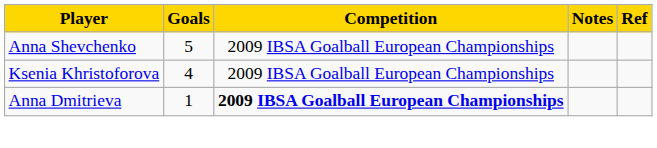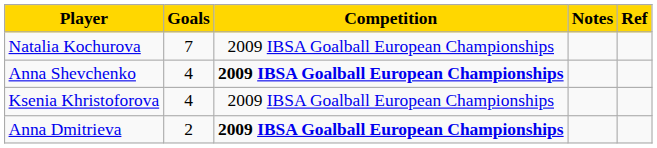+ row: (75, 45)
(189, 45) 5 -> (189, 73) 4
(391, 45) normal -> (391, 73) bold
(189, 101) 1 -> (189, 128) 2
